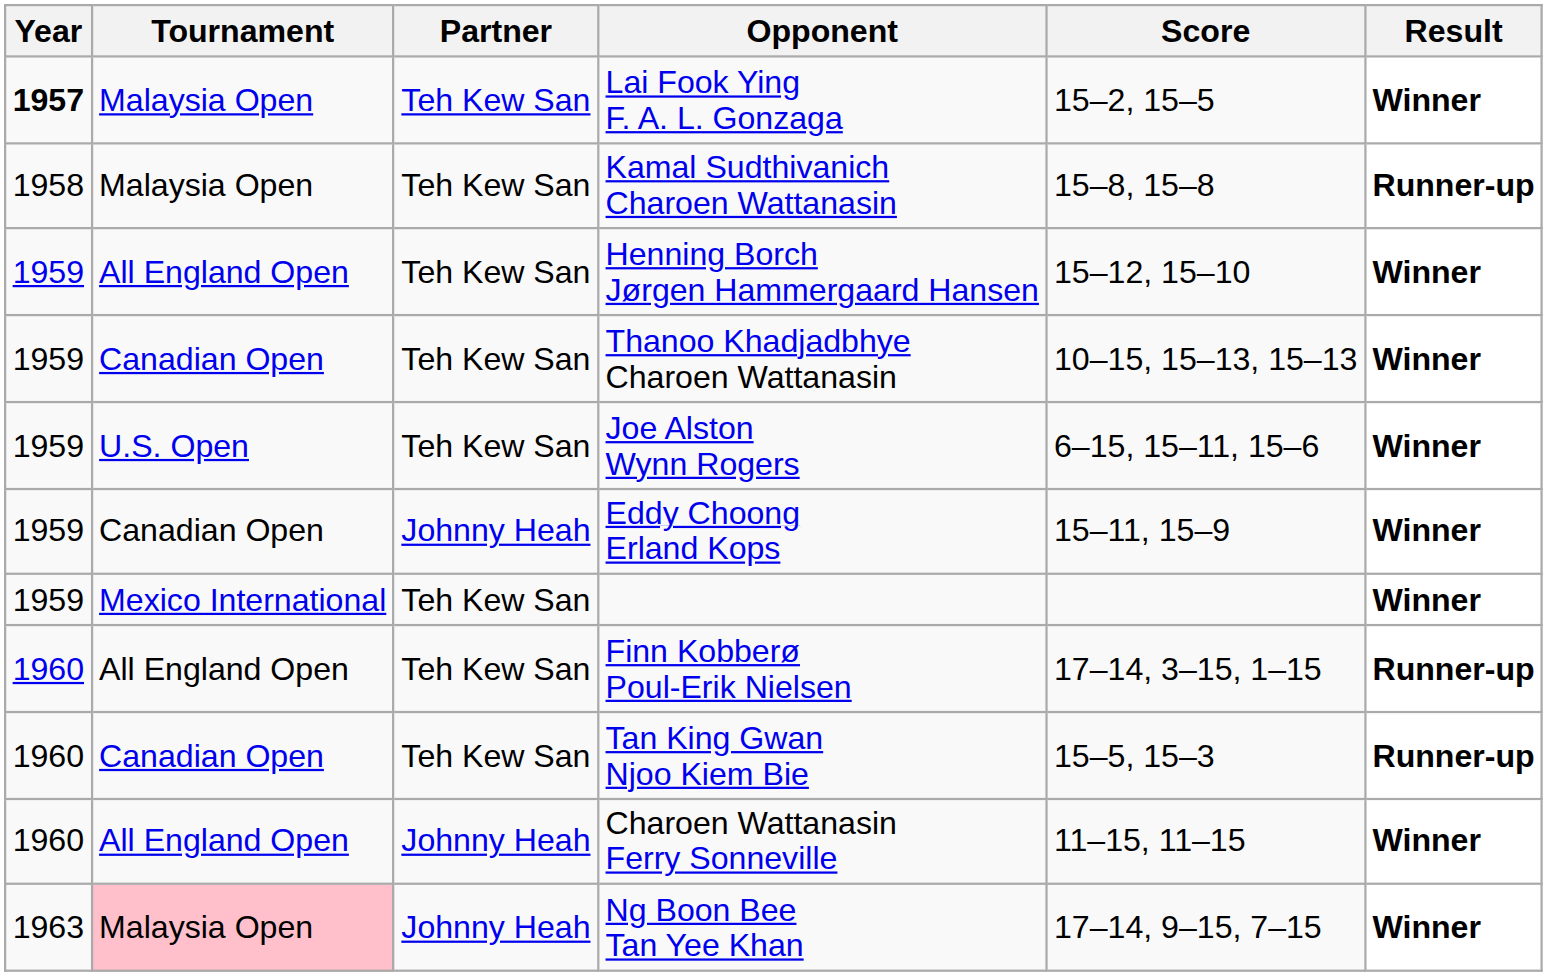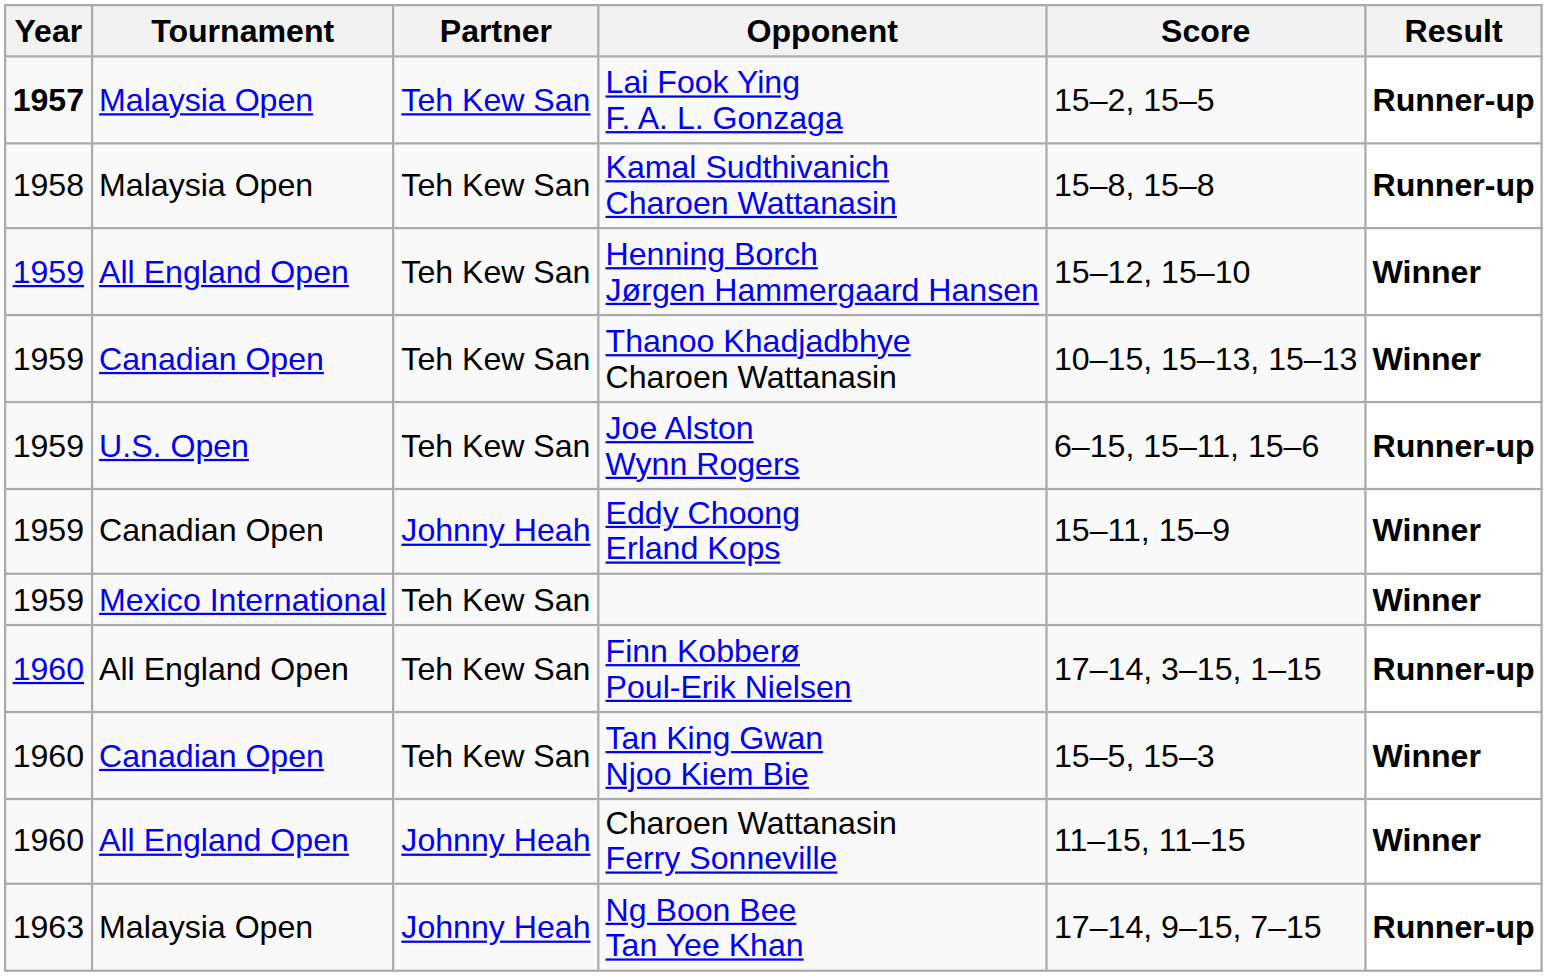(1427, 99) Winner -> (1454, 99) Runner-up
(1427, 445) Winner -> (1454, 445) Runner-up
(1454, 755) Runner-up -> (1427, 755) Winner
(206, 928) pink background -> (206, 928) no background
(1427, 928) Winner -> (1454, 928) Runner-up
